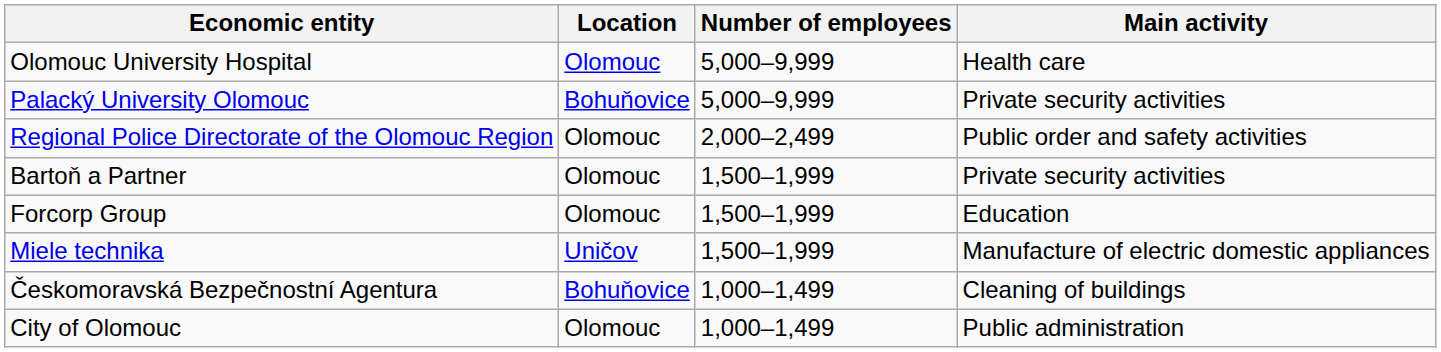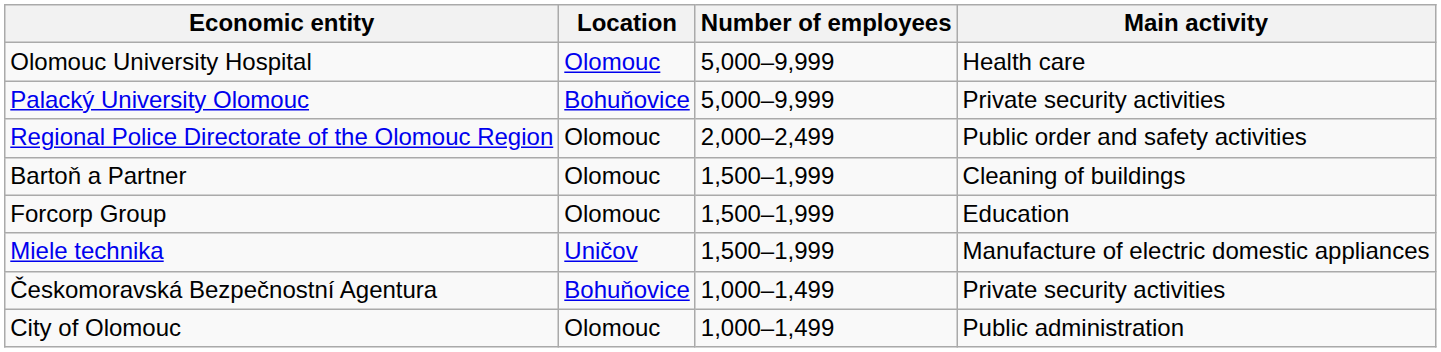(1094, 175) Private security activities -> (1074, 175) Cleaning of buildings
(1074, 289) Cleaning of buildings -> (1094, 289) Private security activities
